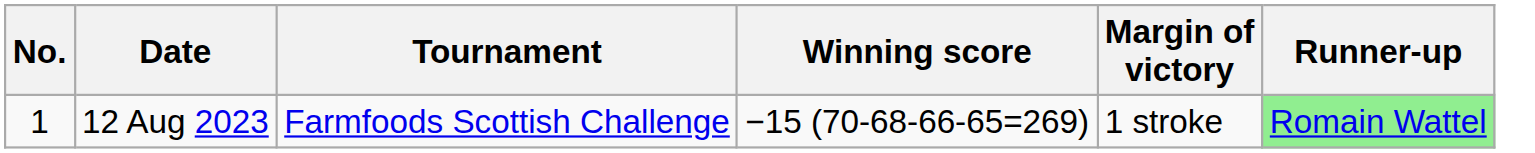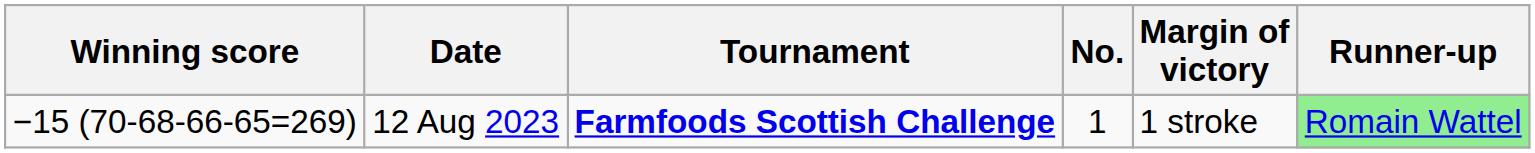columns swapped: (40, 50) <-> (917, 50)
(507, 122) normal -> (815, 122) bold
